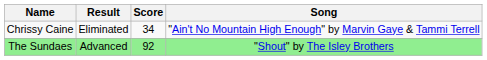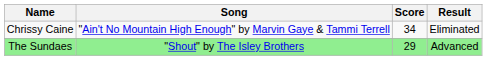columns swapped: (324, 13) <-> (103, 13)
(148, 47) 92 -> (410, 47) 29
